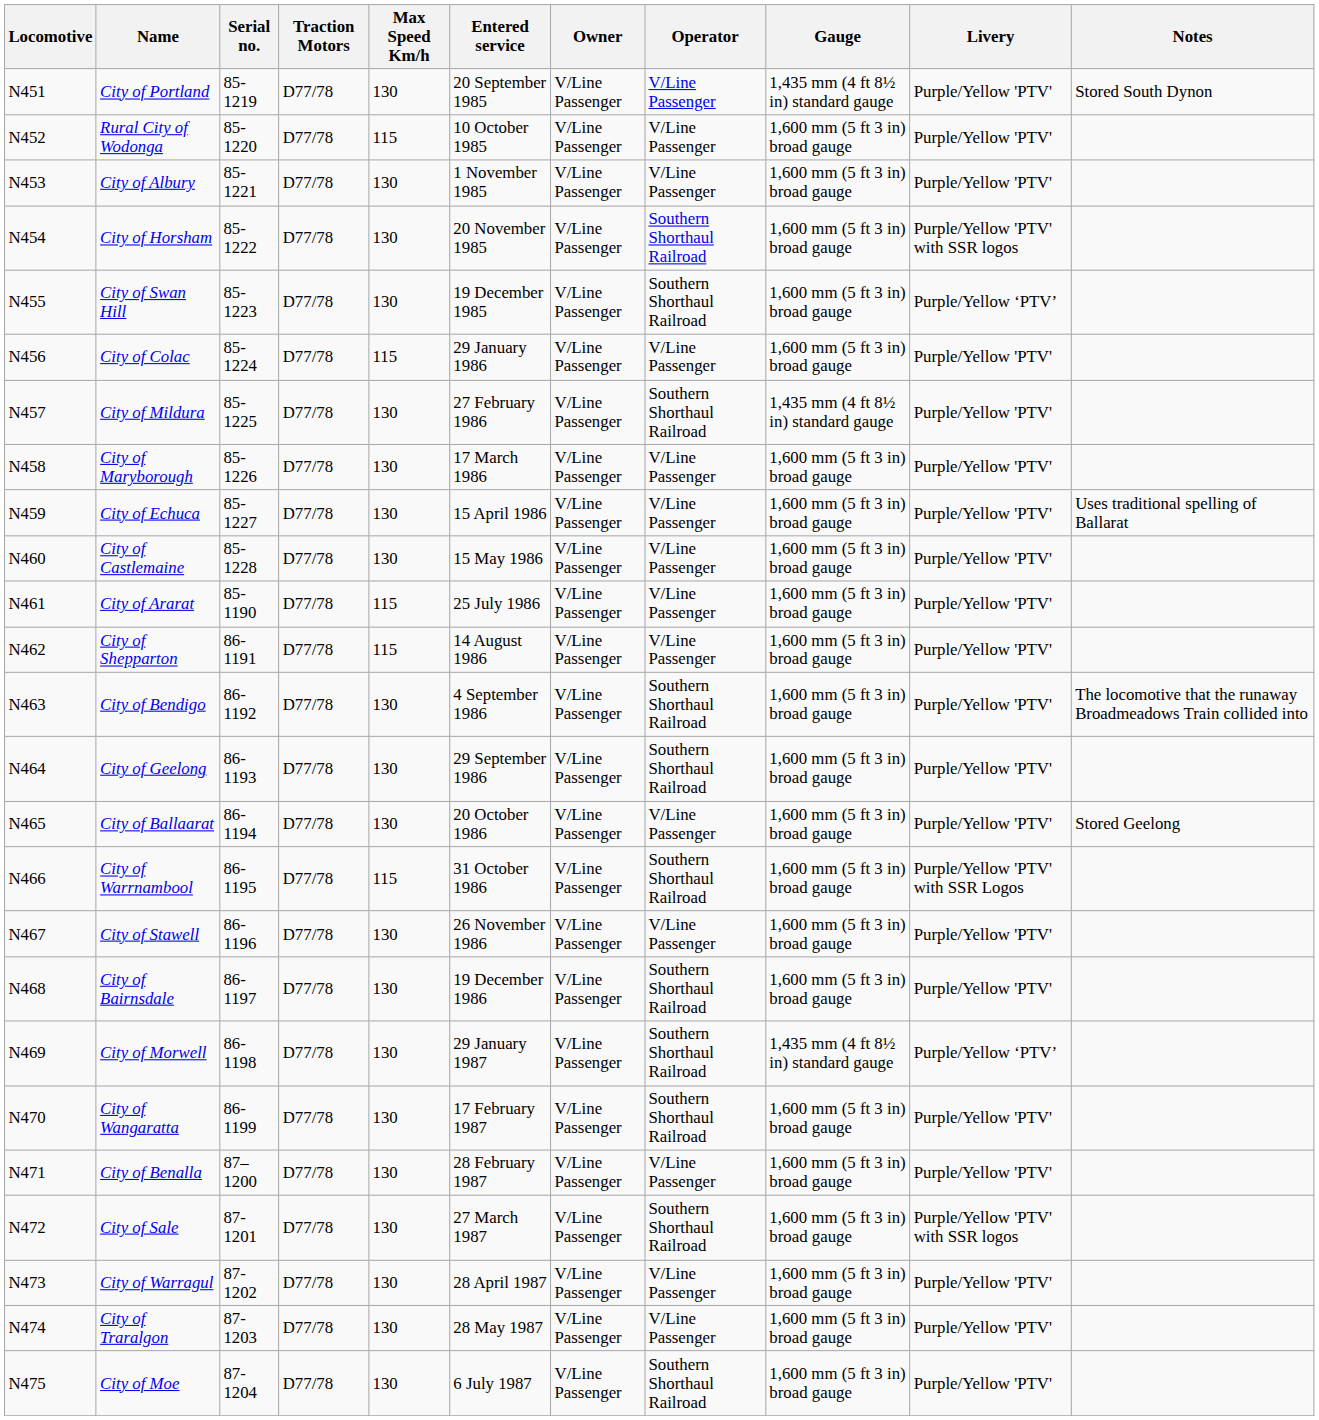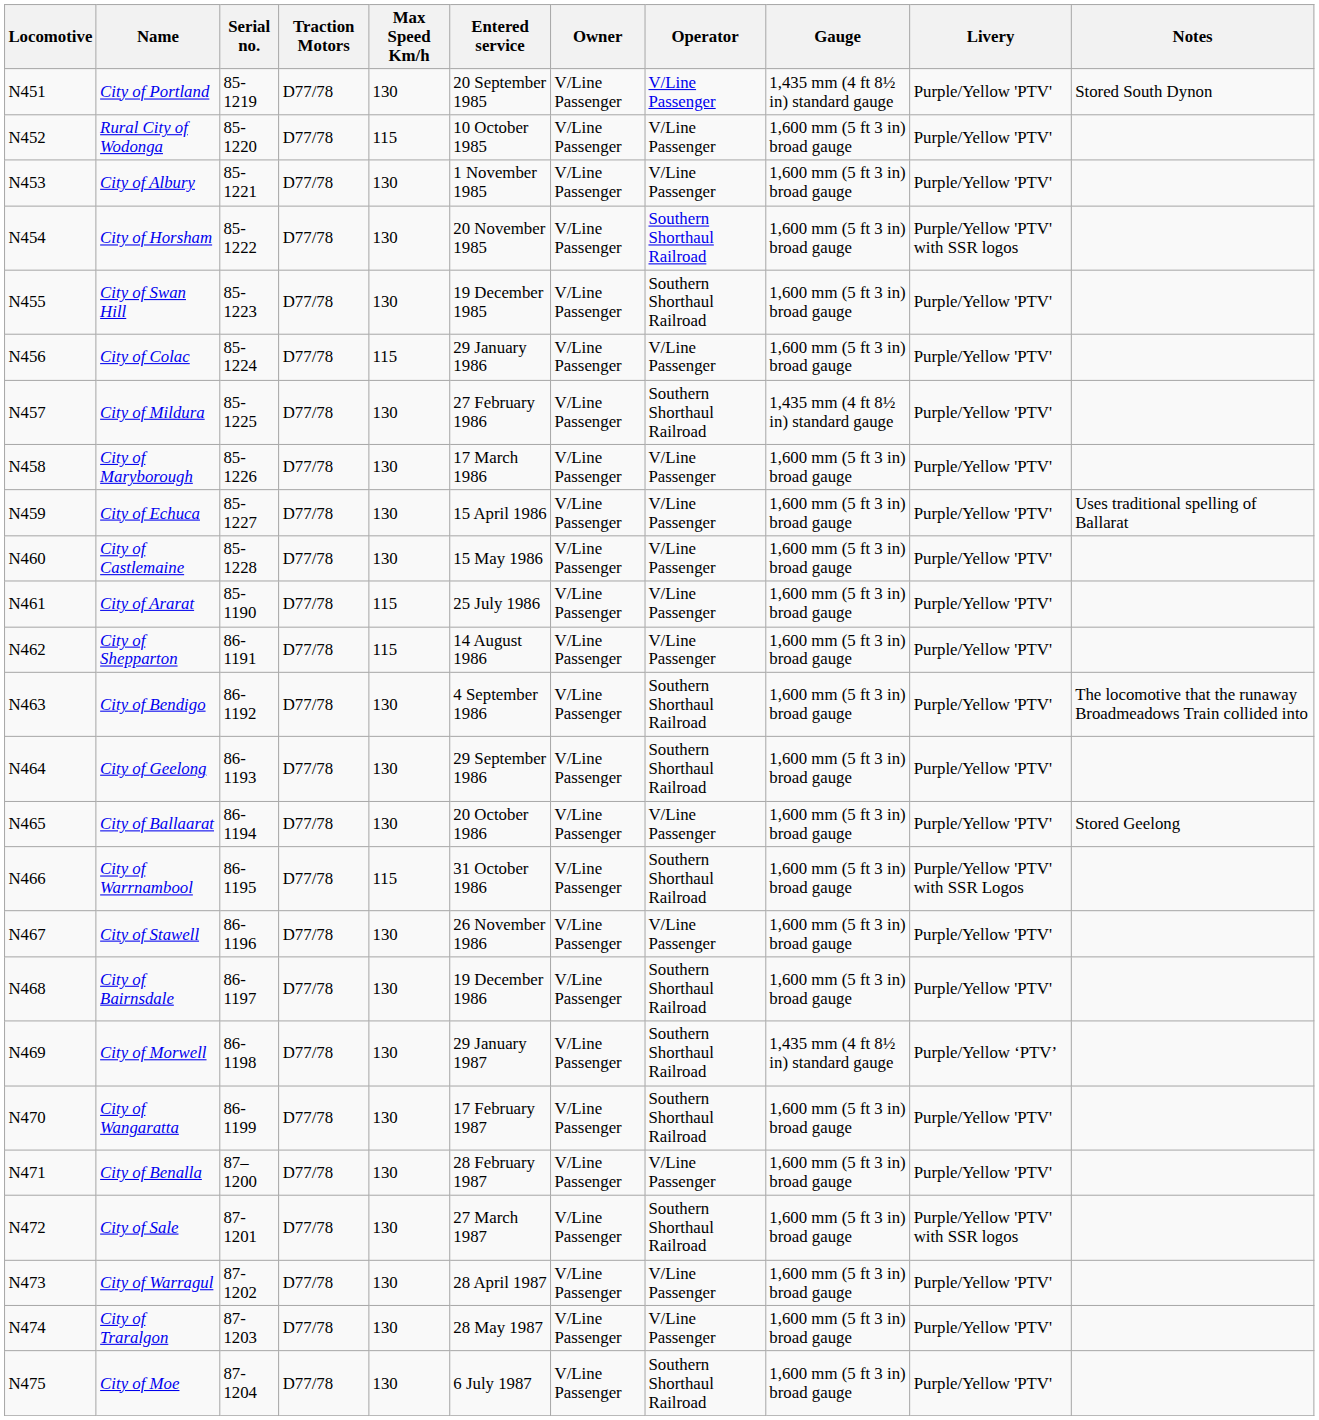(985, 302) Purple/Yellow ‘PTV’ -> (983, 302) Purple/Yellow 'PTV'
